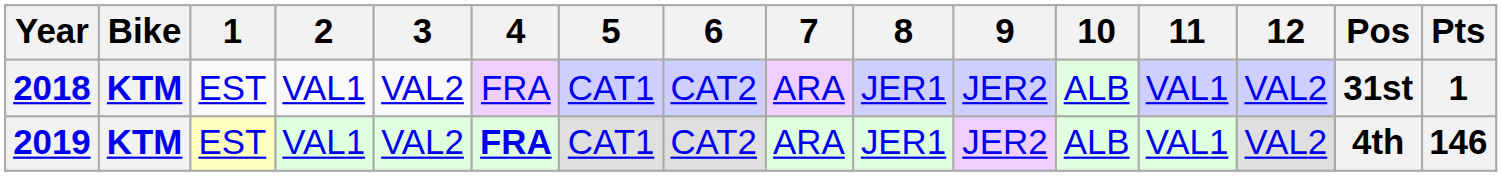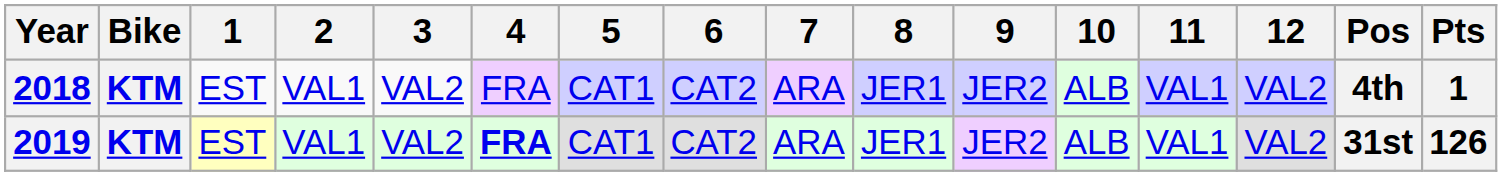(1378, 87) 31st -> (1378, 87) 4th
(1378, 142) 4th -> (1378, 142) 31st
(1458, 142) 146 -> (1458, 142) 126
